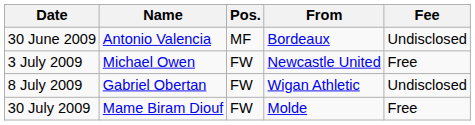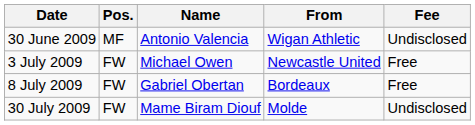columns swapped: (245, 16) <-> (163, 16)
(299, 39) Bordeaux -> (314, 39) Wigan Athletic
(314, 85) Wigan Athletic -> (299, 85) Bordeaux
(427, 85) Undisclosed -> (402, 85) Free
(402, 108) Free -> (427, 108) Undisclosed
